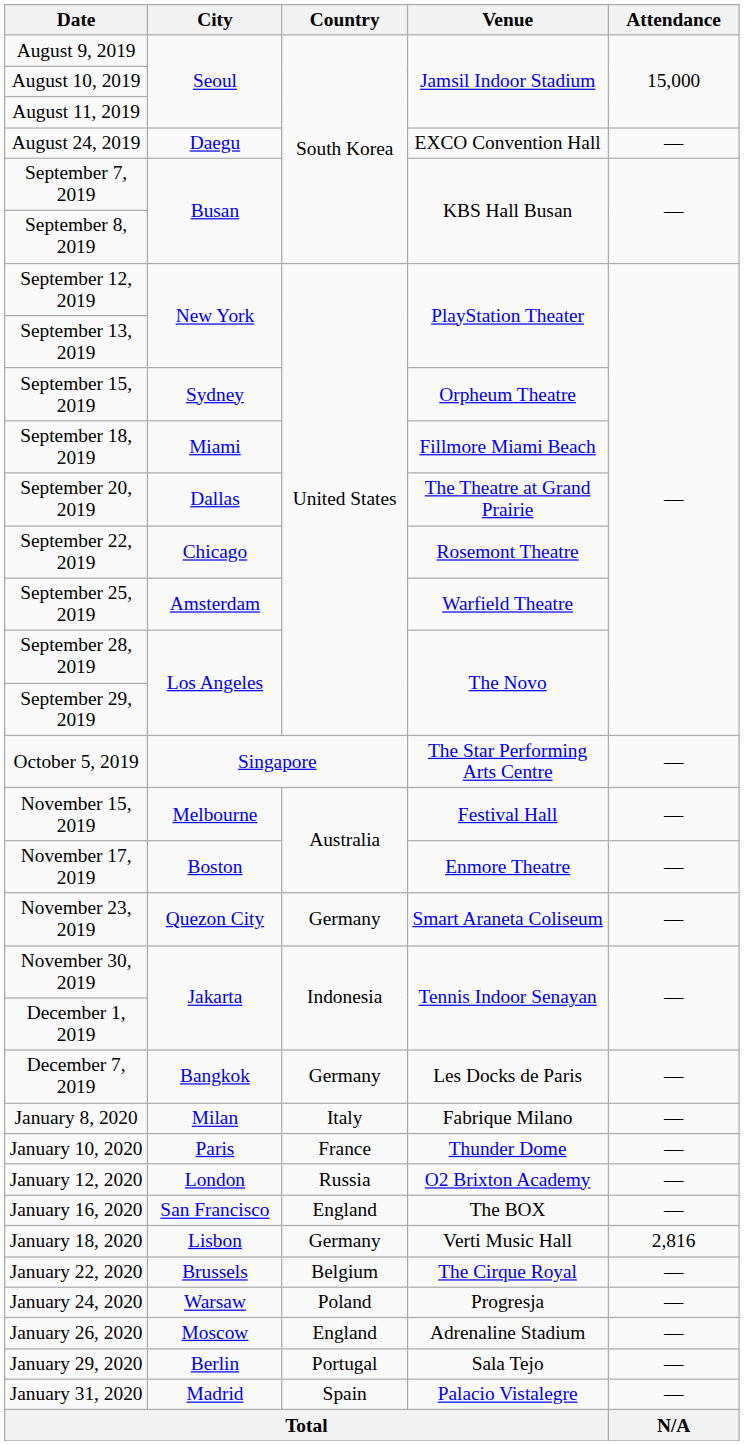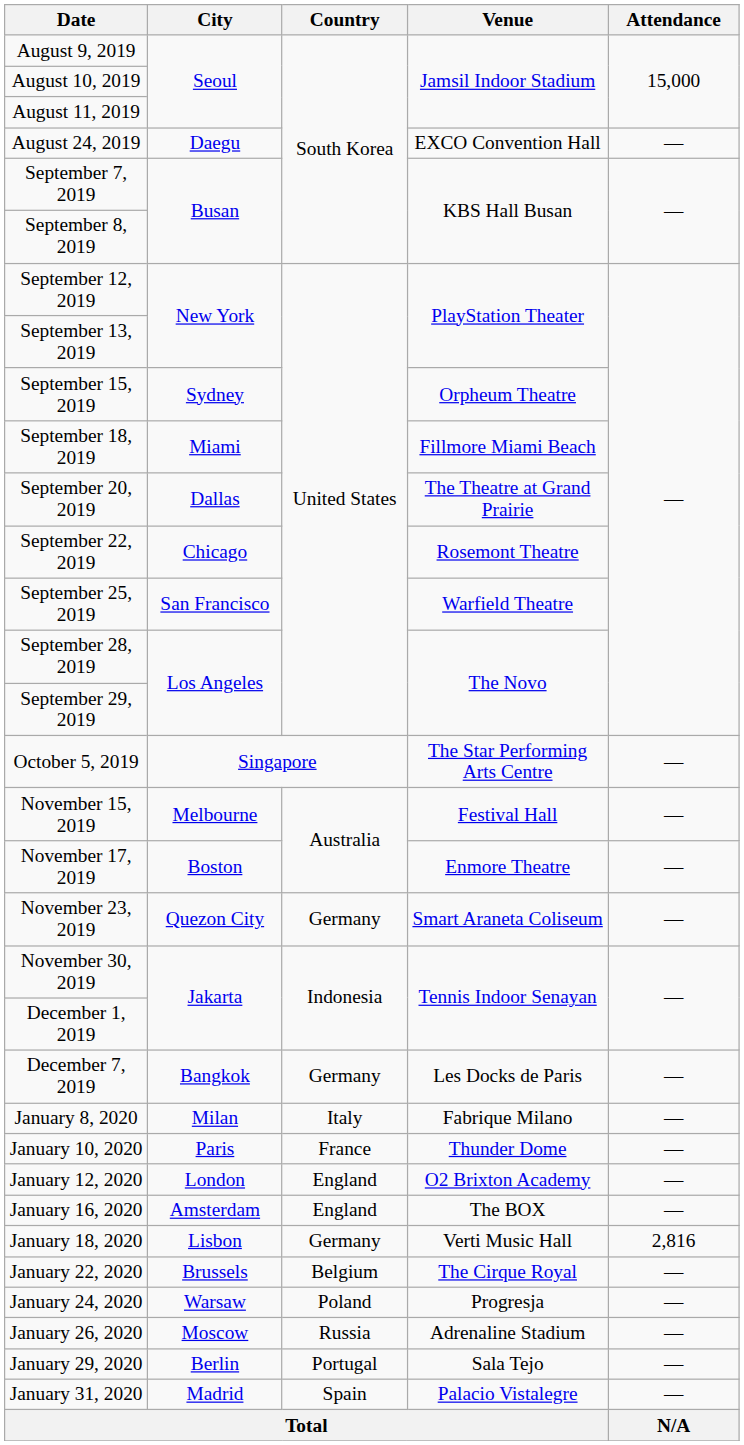(215, 604) Amsterdam -> (215, 604) San Francisco
(345, 1179) Russia -> (345, 1179) England
(215, 1210) San Francisco -> (215, 1210) Amsterdam
(345, 1333) England -> (345, 1333) Russia
